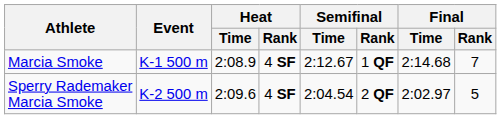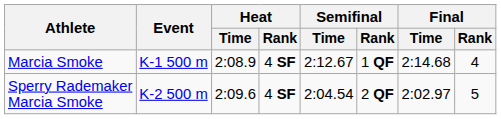(475, 62) 7 -> (475, 62) 4
